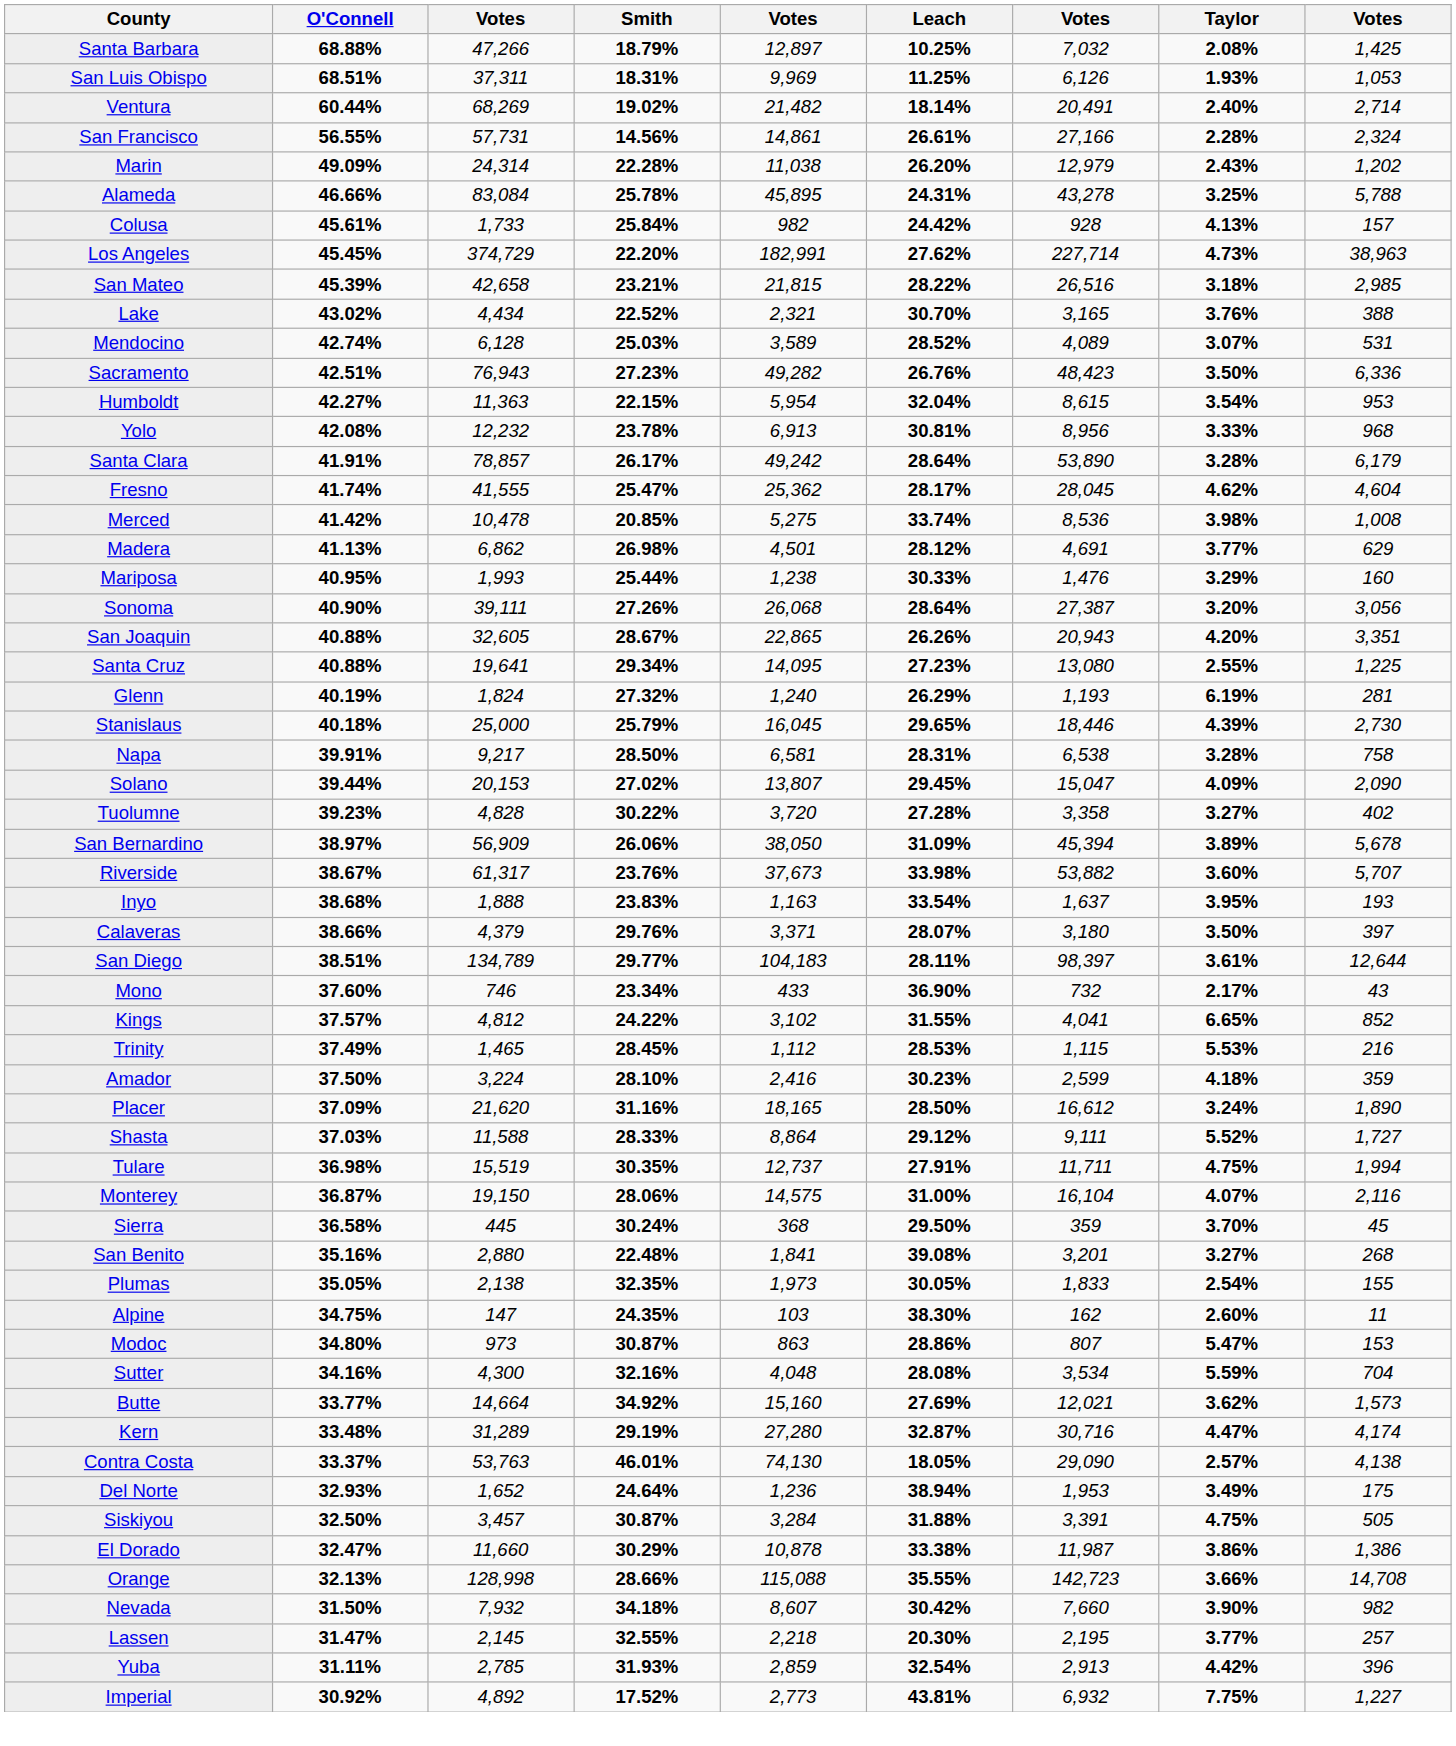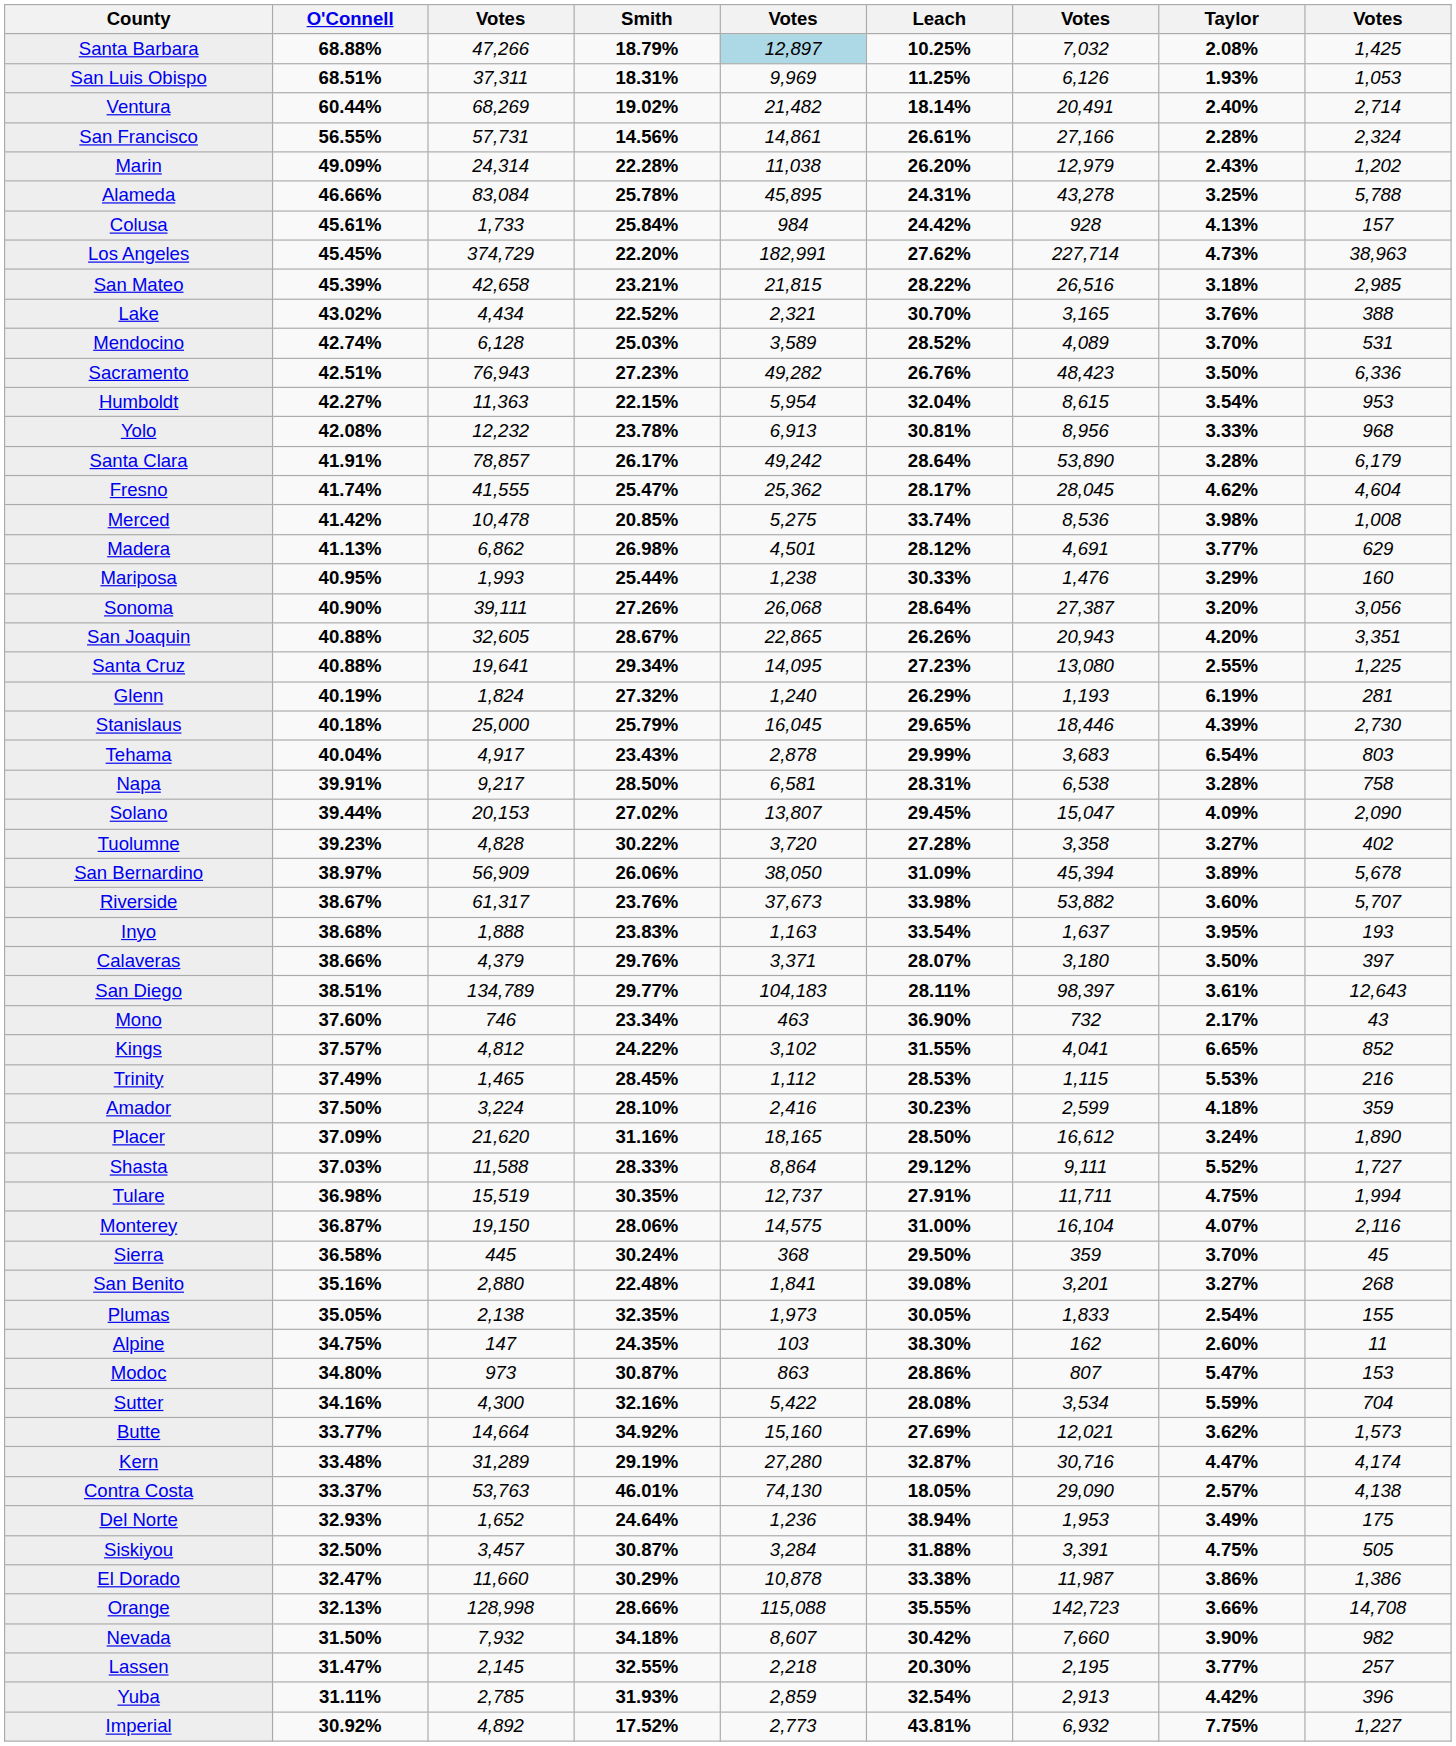(793, 48) no background -> (793, 48) lightblue background
(793, 225) 982 -> (793, 225) 984
(1232, 343) 3.07% -> (1232, 343) 3.70%
+ row: (139, 755)
(1378, 961) 12,644 -> (1378, 990) 12,643
(793, 990) 433 -> (793, 1020) 463
(793, 1373) 4,048 -> (793, 1402) 5,422
